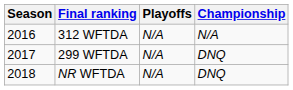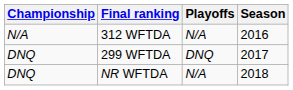columns swapped: (30, 14) <-> (241, 14)
(153, 54) N/A -> (199, 54) DNQ
